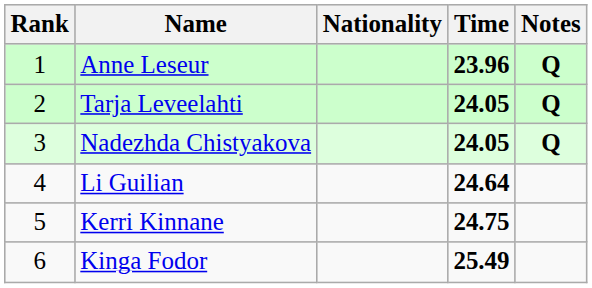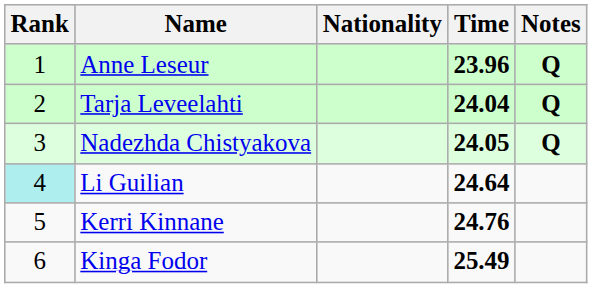(481, 103) 24.05 -> (481, 103) 24.04
(40, 182) no background -> (40, 182) paleturquoise background
(481, 222) 24.75 -> (481, 222) 24.76
